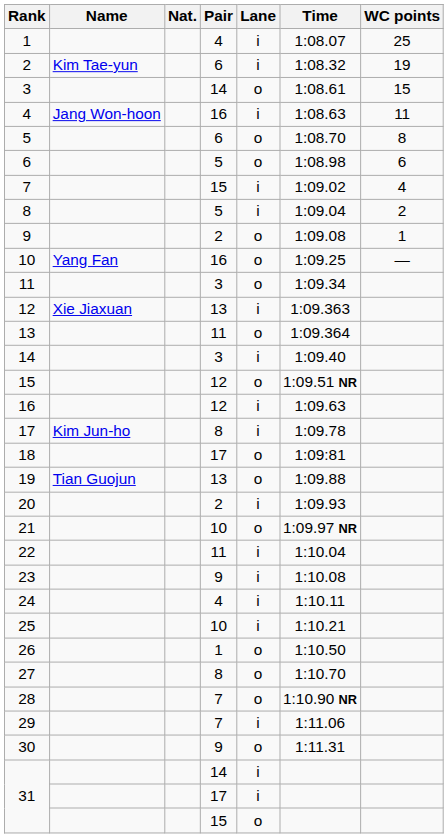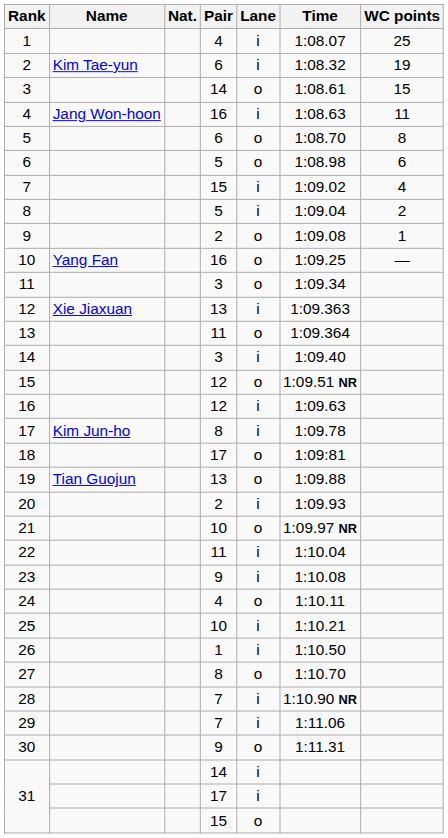(258, 601) i -> (258, 601) o
(258, 650) o -> (258, 650) i
(258, 698) o -> (258, 698) i
